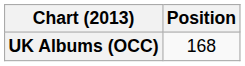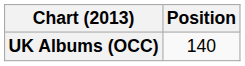(201, 46) 168 -> (201, 46) 140
